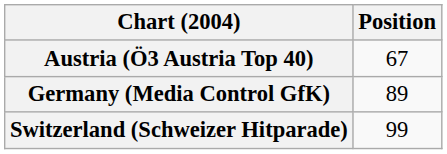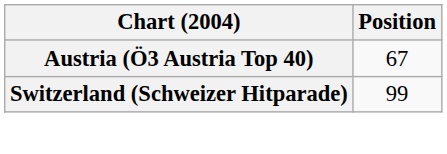- row: (179, 93)
